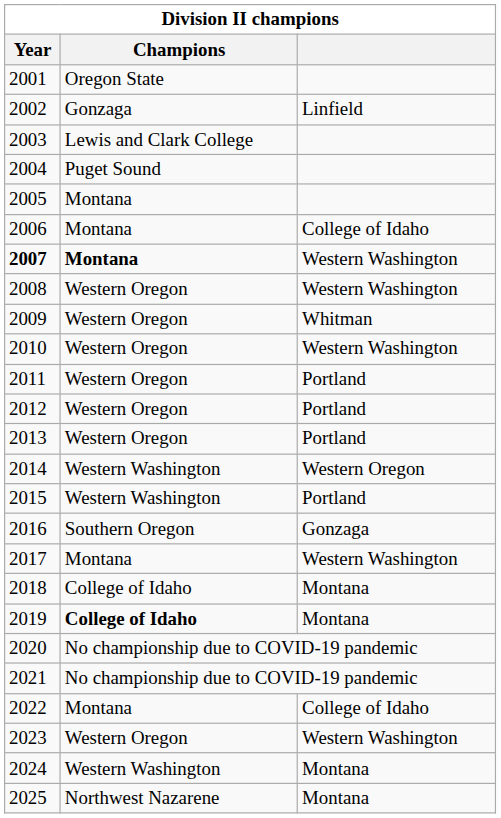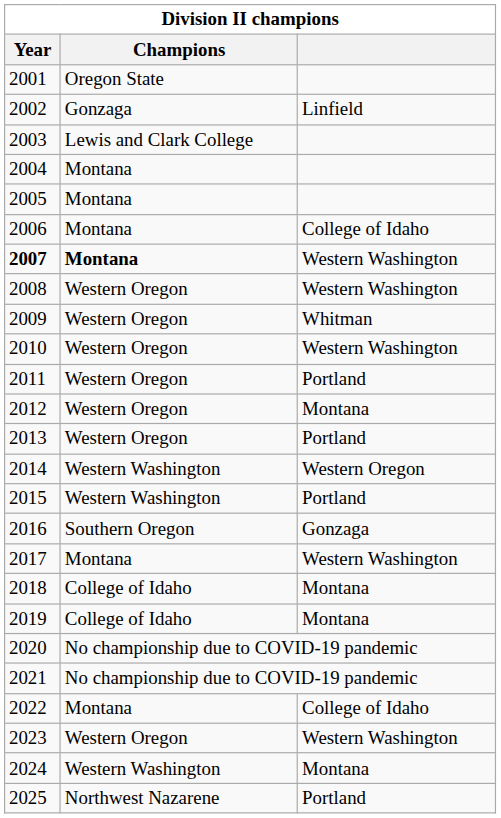(113, 169) Puget Sound -> (98, 169) Montana
(334, 408) Portland -> (336, 408) Montana
(131, 618) bold -> (128, 618) normal
(336, 797) Montana -> (334, 797) Portland
